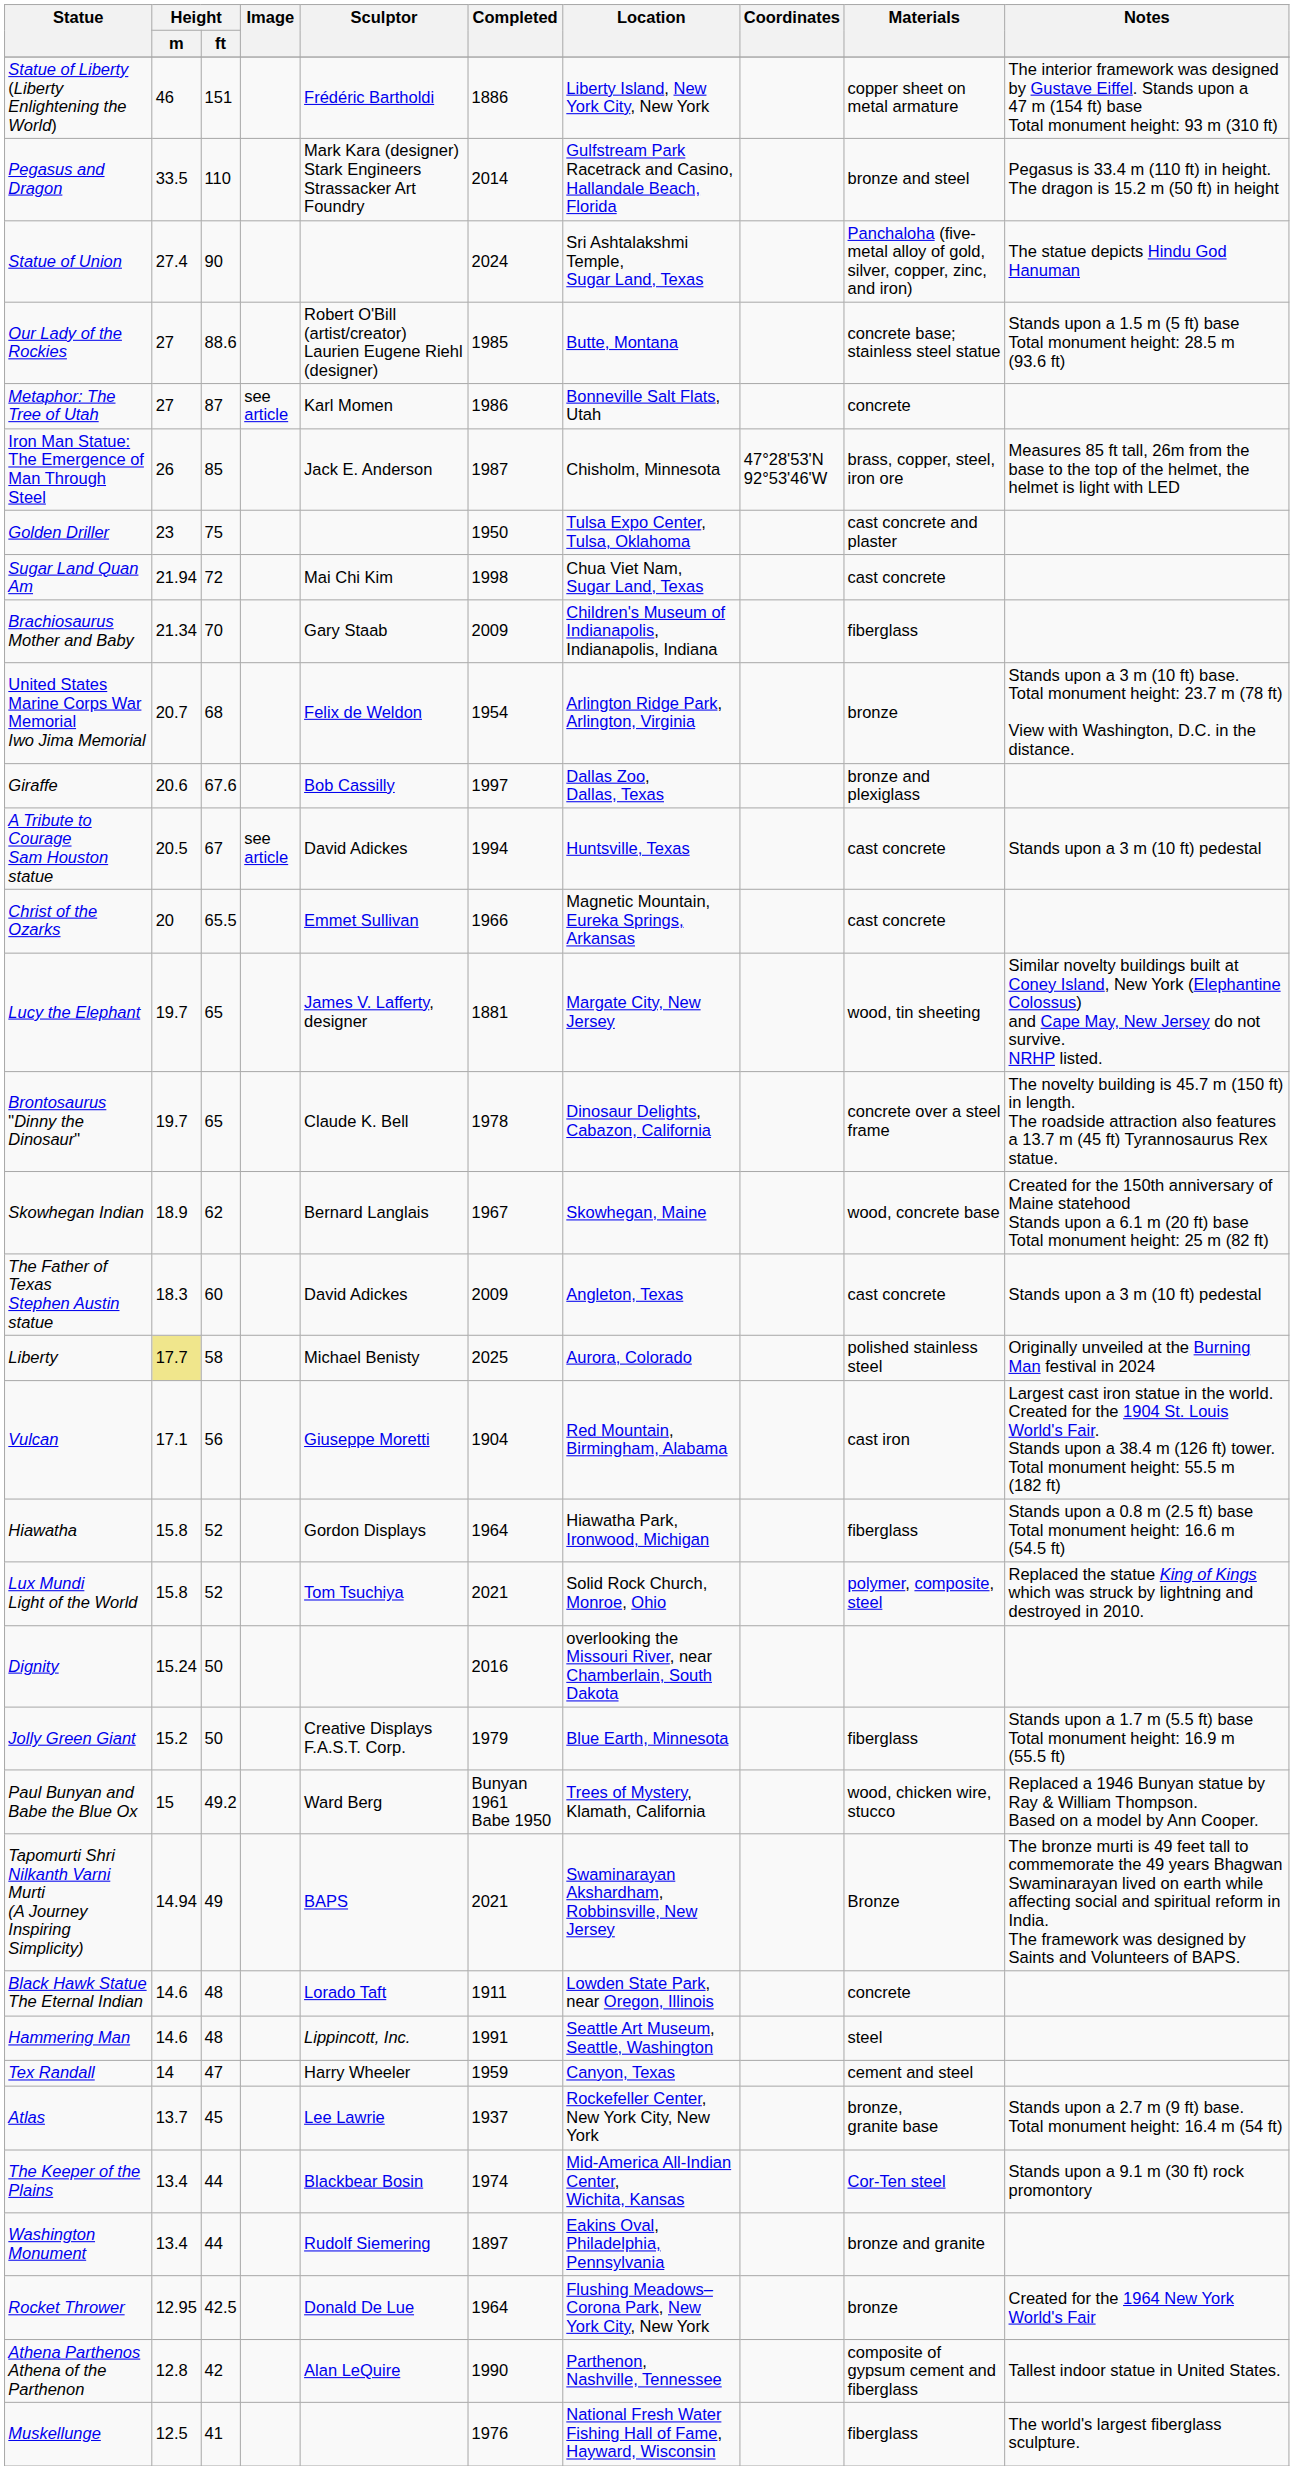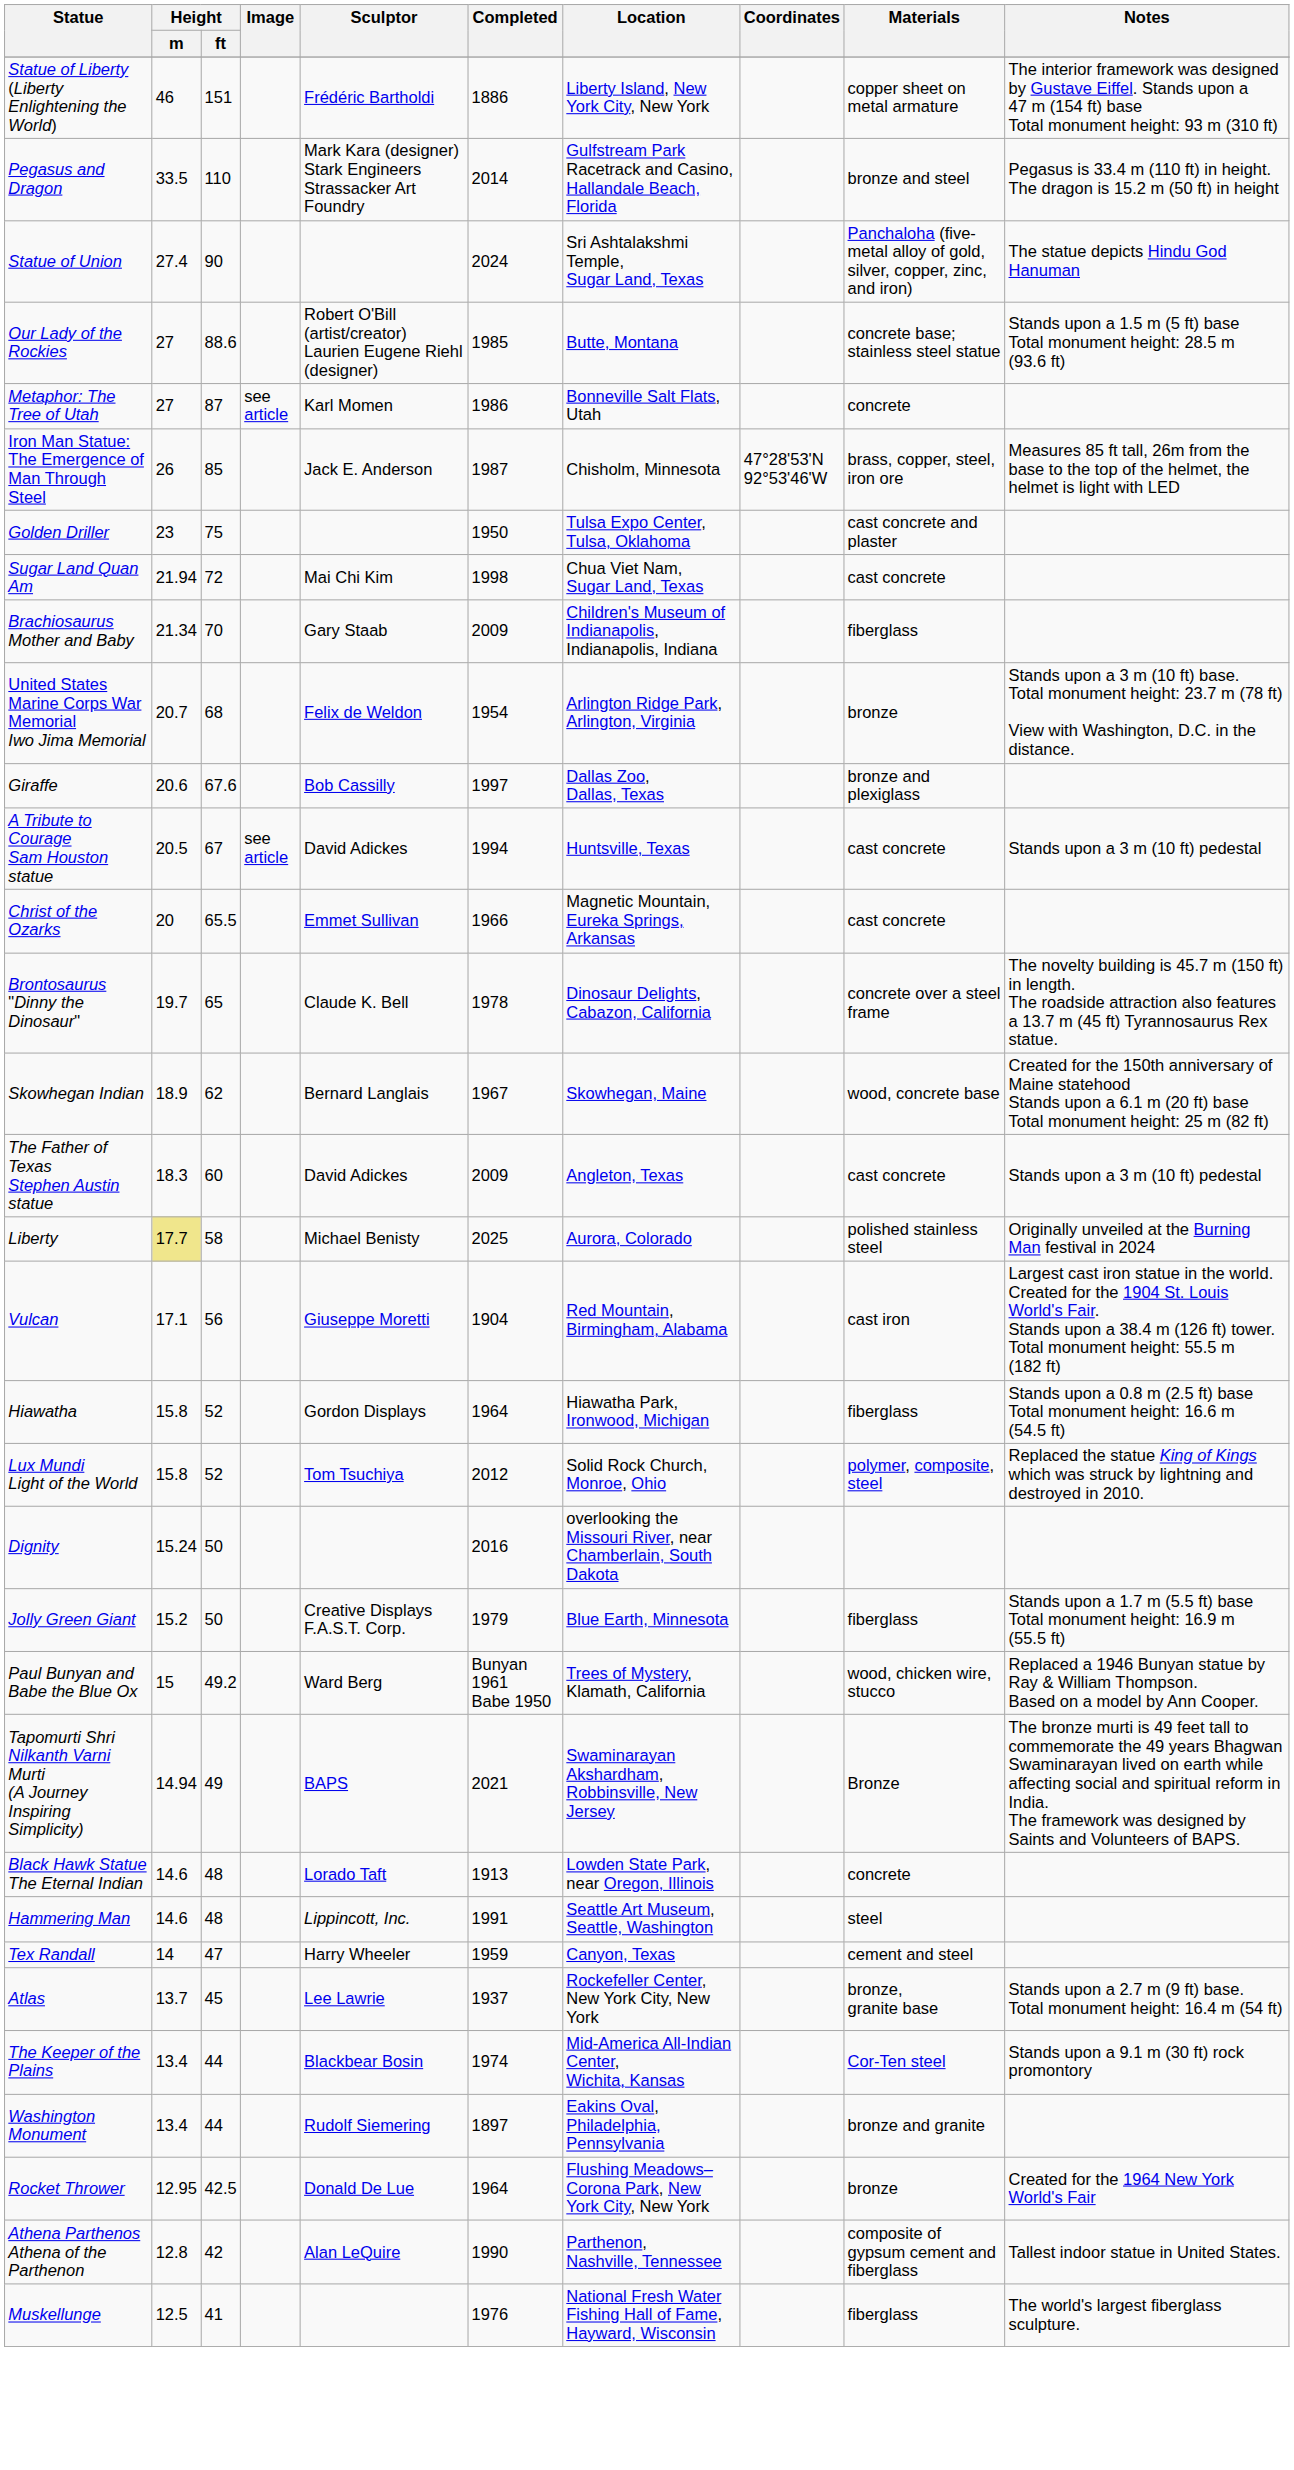- row: (74, 1012)
(490, 1593) 2021 -> (490, 1474) 2012
(489, 1993) 1911 -> (490, 1874) 1913
